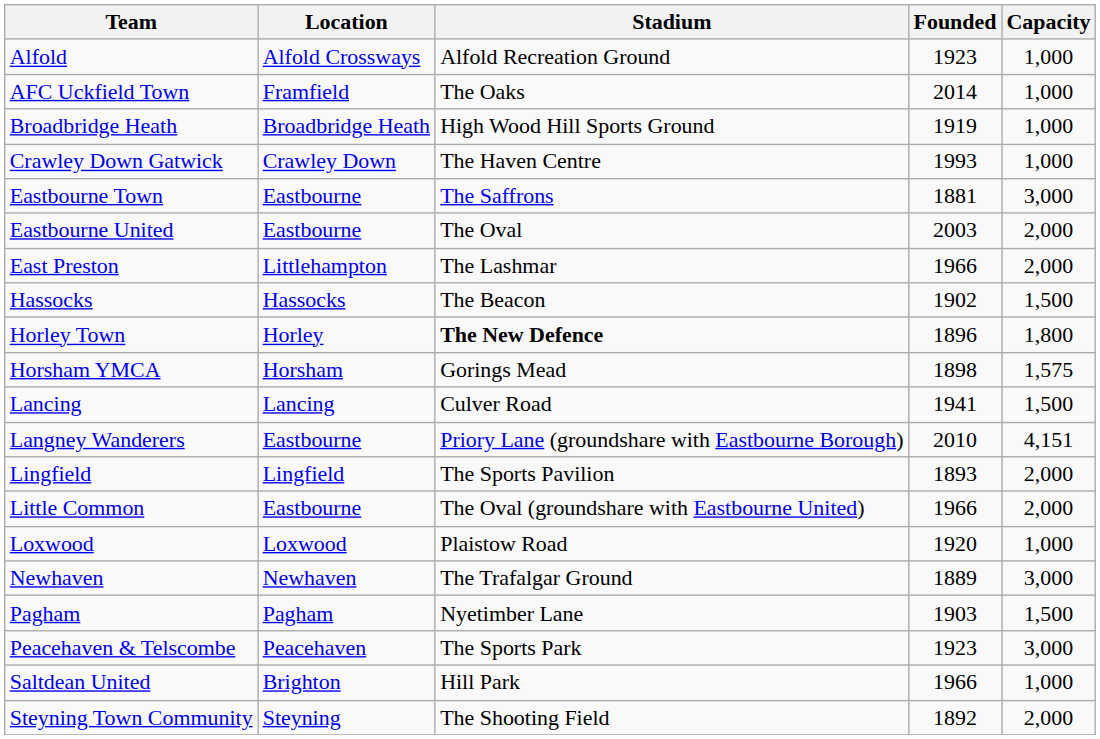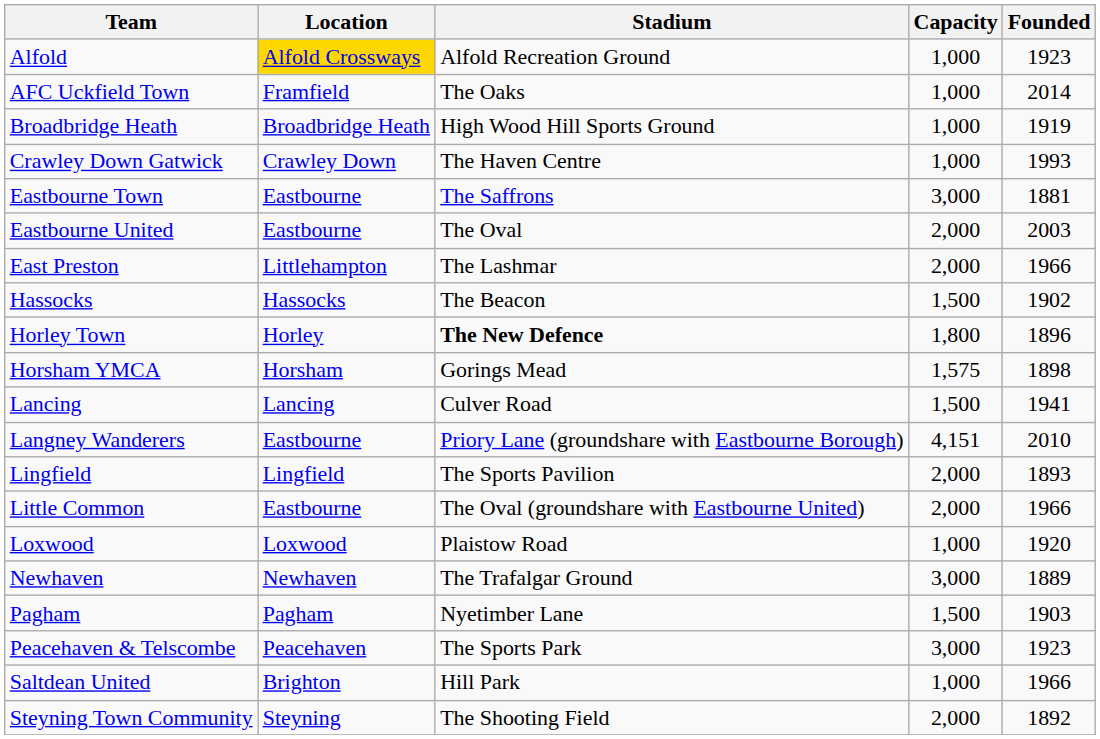columns swapped: (1049, 21) <-> (955, 21)
(342, 56) no background -> (342, 56) gold background
